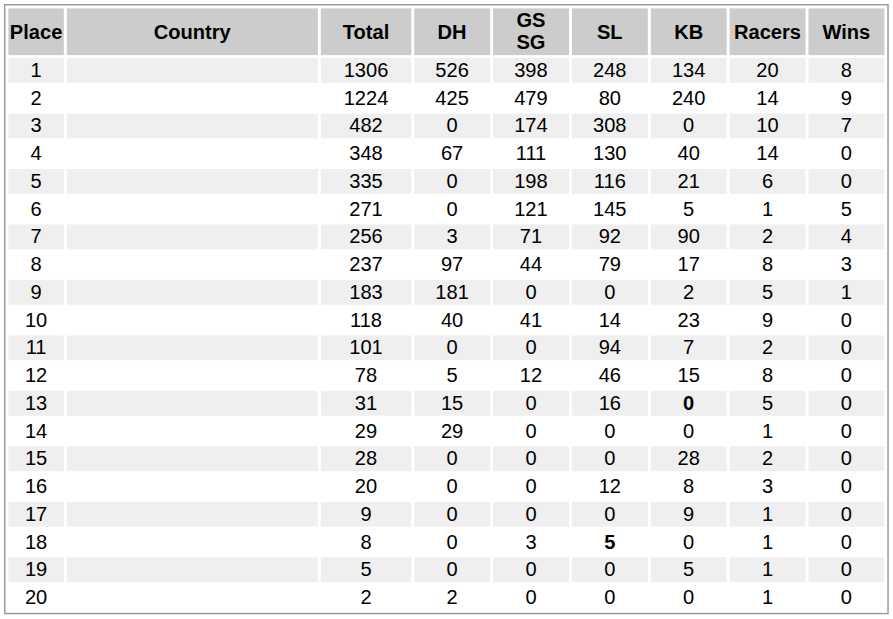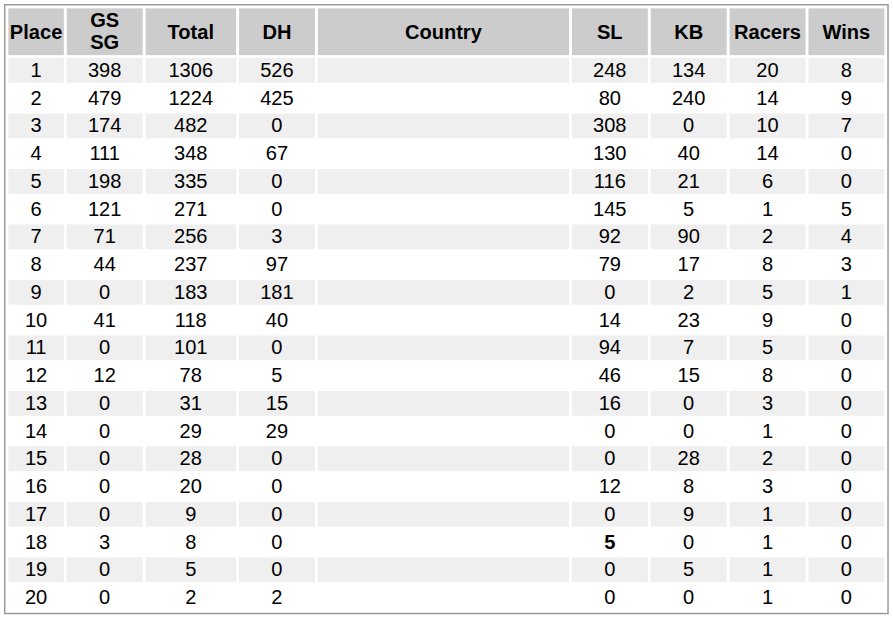columns swapped: (192, 32) <-> (531, 32)
(767, 348) 2 -> (767, 348) 5
(689, 403) bold -> (689, 403) normal
(767, 403) 5 -> (767, 403) 3
